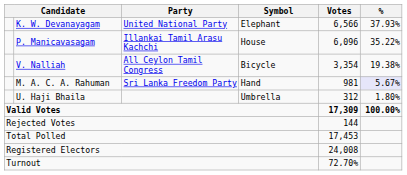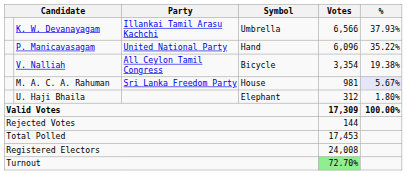(175, 24) United National Party -> (173, 29) Illankai Tamil Arasu Kachchi
(261, 24) Elephant -> (261, 29) Umbrella
(173, 42) Illankai Tamil Arasu Kachchi -> (175, 47) United National Party
(253, 42) House -> (251, 47) Hand
(251, 83) Hand -> (253, 83) House
(261, 97) Umbrella -> (261, 97) Elephant
(343, 163) no background -> (343, 163) lightgreen background
